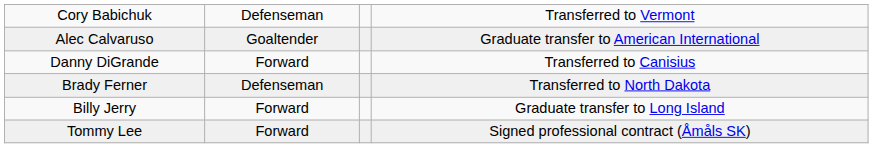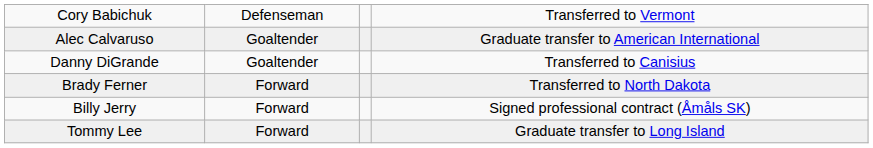(282, 62) Forward -> (282, 62) Goaltender
(282, 85) Defenseman -> (282, 85) Forward
(620, 108) Graduate transfer to Long Island -> (620, 108) Signed professional contract (Åmåls SK)
(620, 131) Signed professional contract (Åmåls SK) -> (620, 131) Graduate transfer to Long Island
